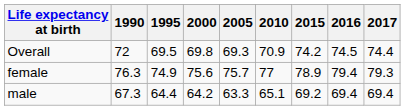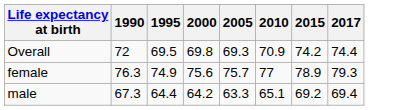- column: (346, 22)
